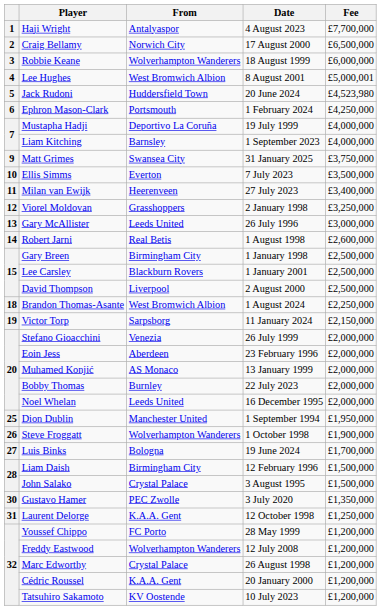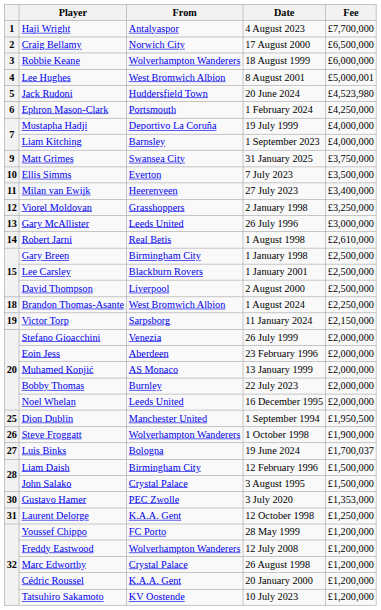(351, 239) £2,600,000 -> (351, 239) £2,610,000
(351, 418) £1,950,000 -> (351, 418) £1,950,500
(351, 451) £1,700,000 -> (351, 451) £1,700,037
(351, 499) £1,350,000 -> (351, 499) £1,353,000
